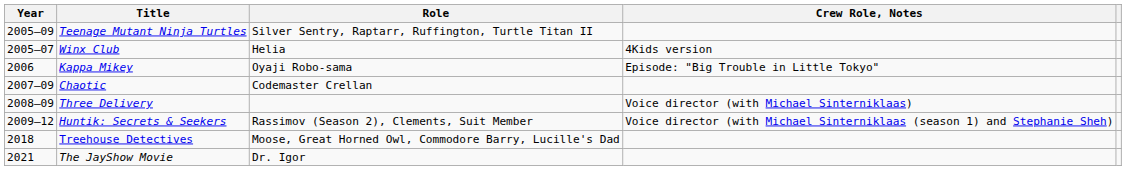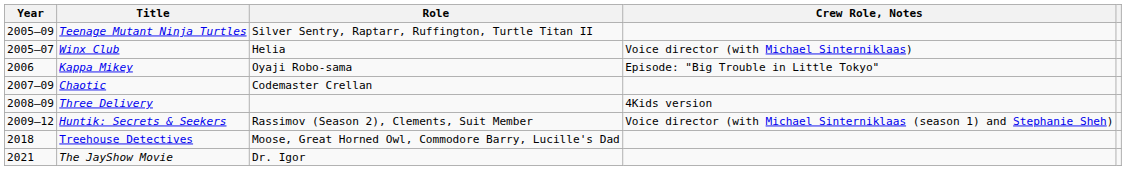(669, 50) 4Kids version -> (769, 50) Voice director (with Michael Sinterniklaas)
(769, 103) Voice director (with Michael Sinterniklaas) -> (669, 103) 4Kids version
